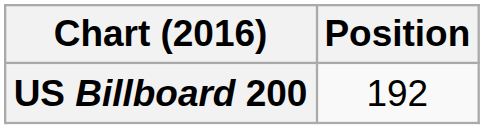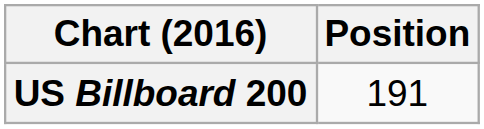(397, 92) 192 -> (397, 92) 191
